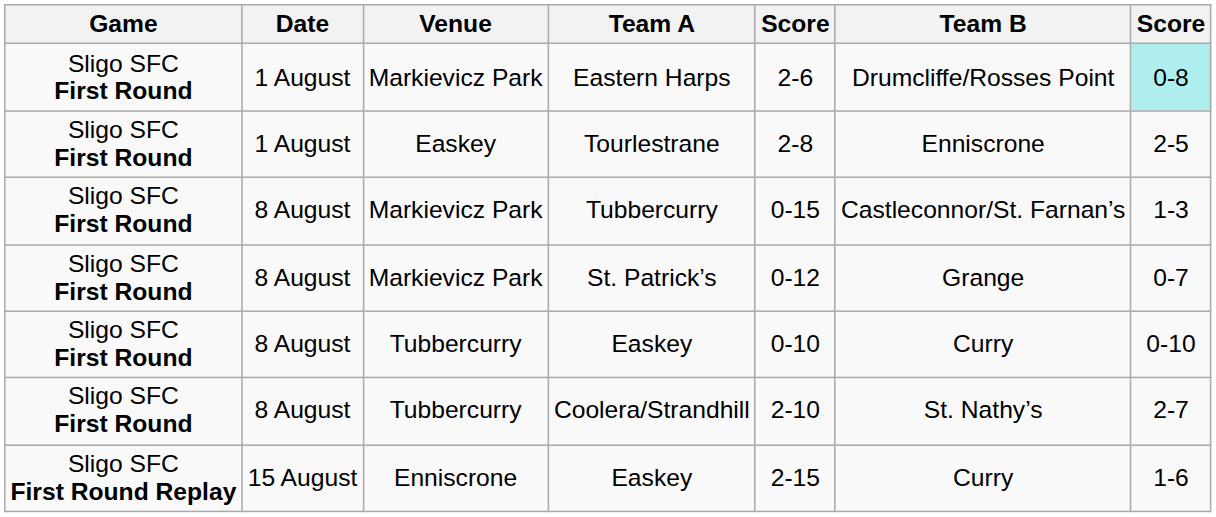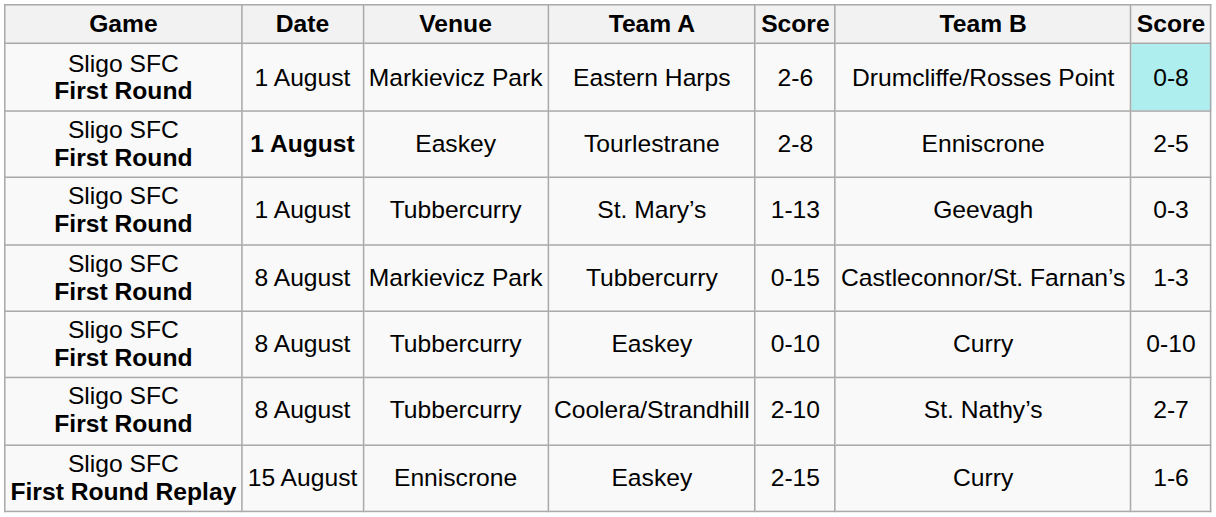(302, 143) normal -> (303, 143) bold
+ row: (456, 210)
- row: (456, 277)
